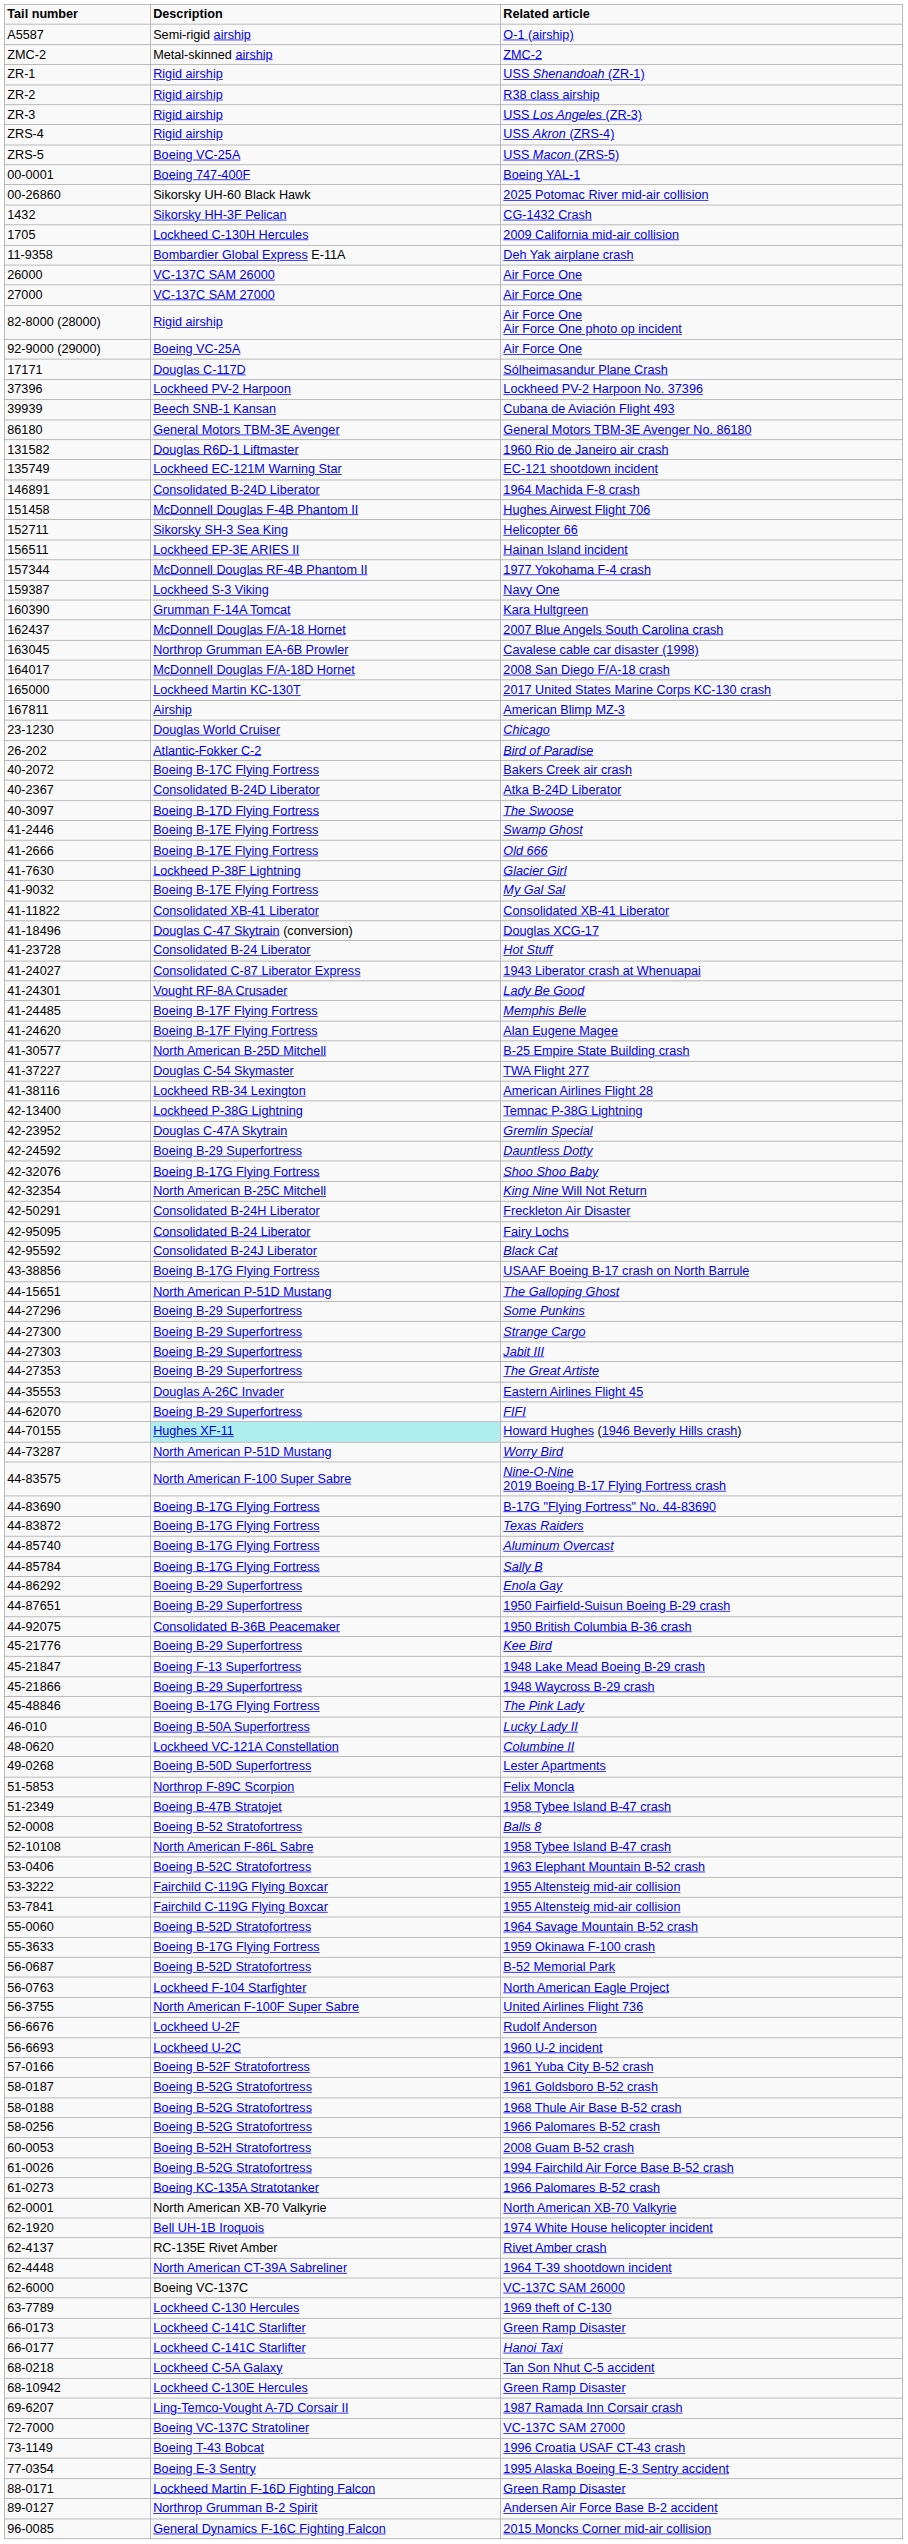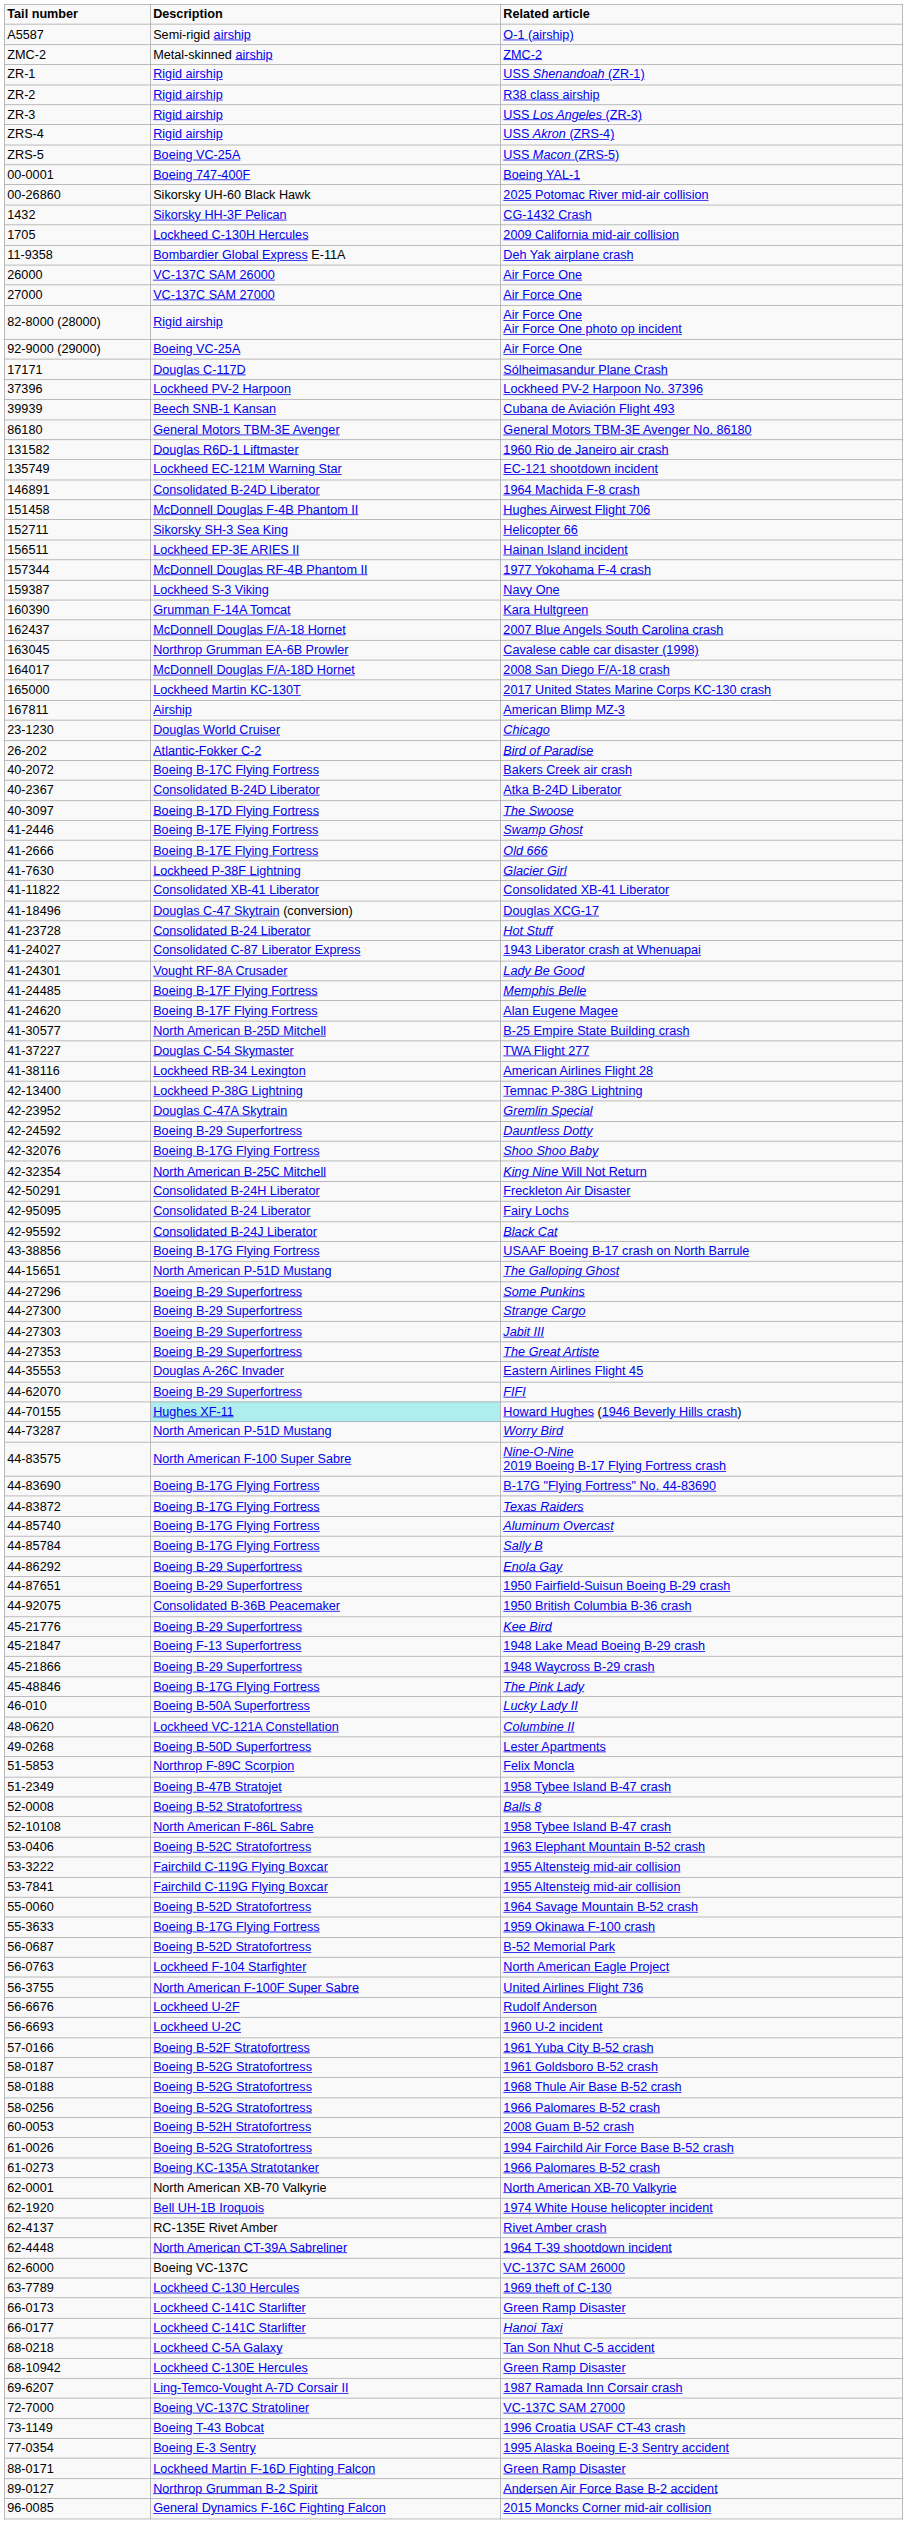- row: (31, 890)
